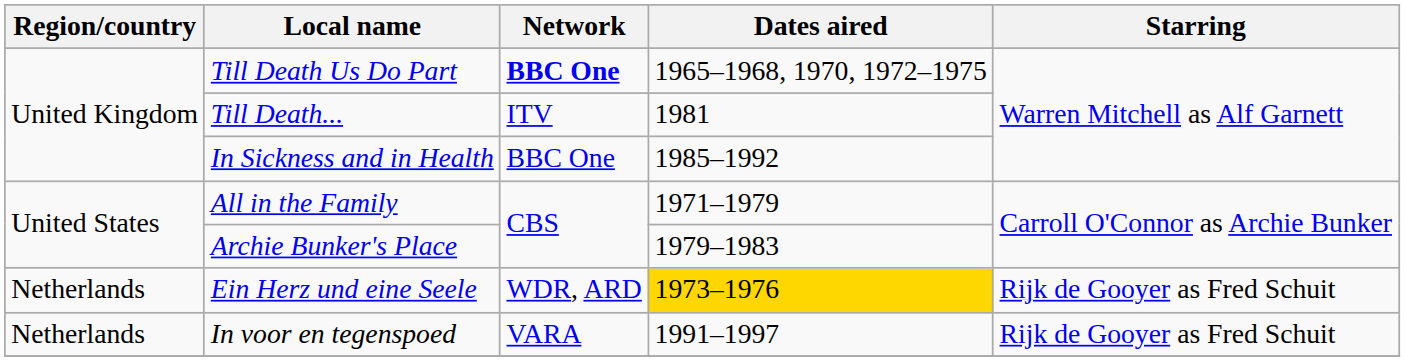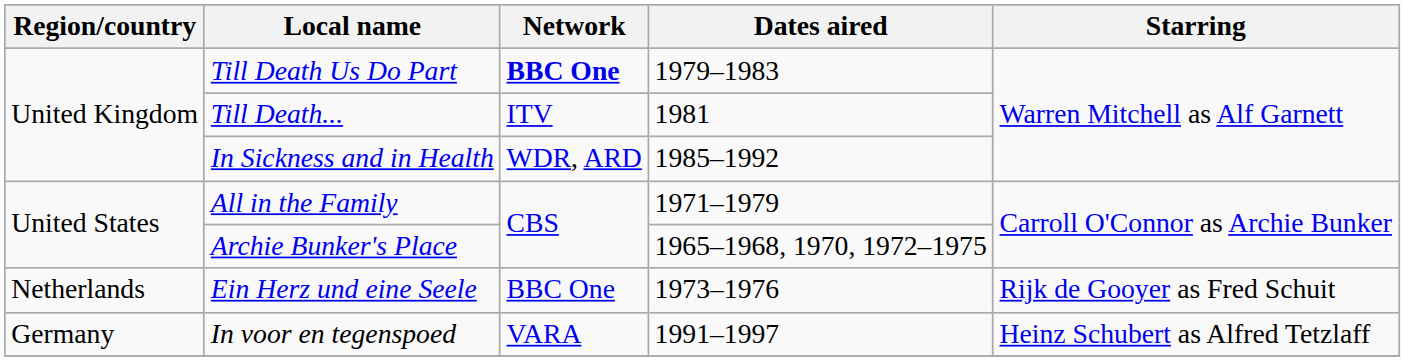(821, 70) 1965–1968, 1970, 1972–1975 -> (717, 70) 1979–1983
(561, 158) BBC One -> (574, 158) WDR, ARD
(717, 245) 1979–1983 -> (821, 245) 1965–1968, 1970, 1972–1975
(574, 289) WDR, ARD -> (561, 289) BBC One
(717, 289) gold background -> (717, 289) no background
(78, 333) Netherlands -> (63, 333) Germany
(1168, 333) Rijk de Gooyer as Fred Schuit -> (1185, 333) Heinz Schubert as Alfred Tetzlaff
